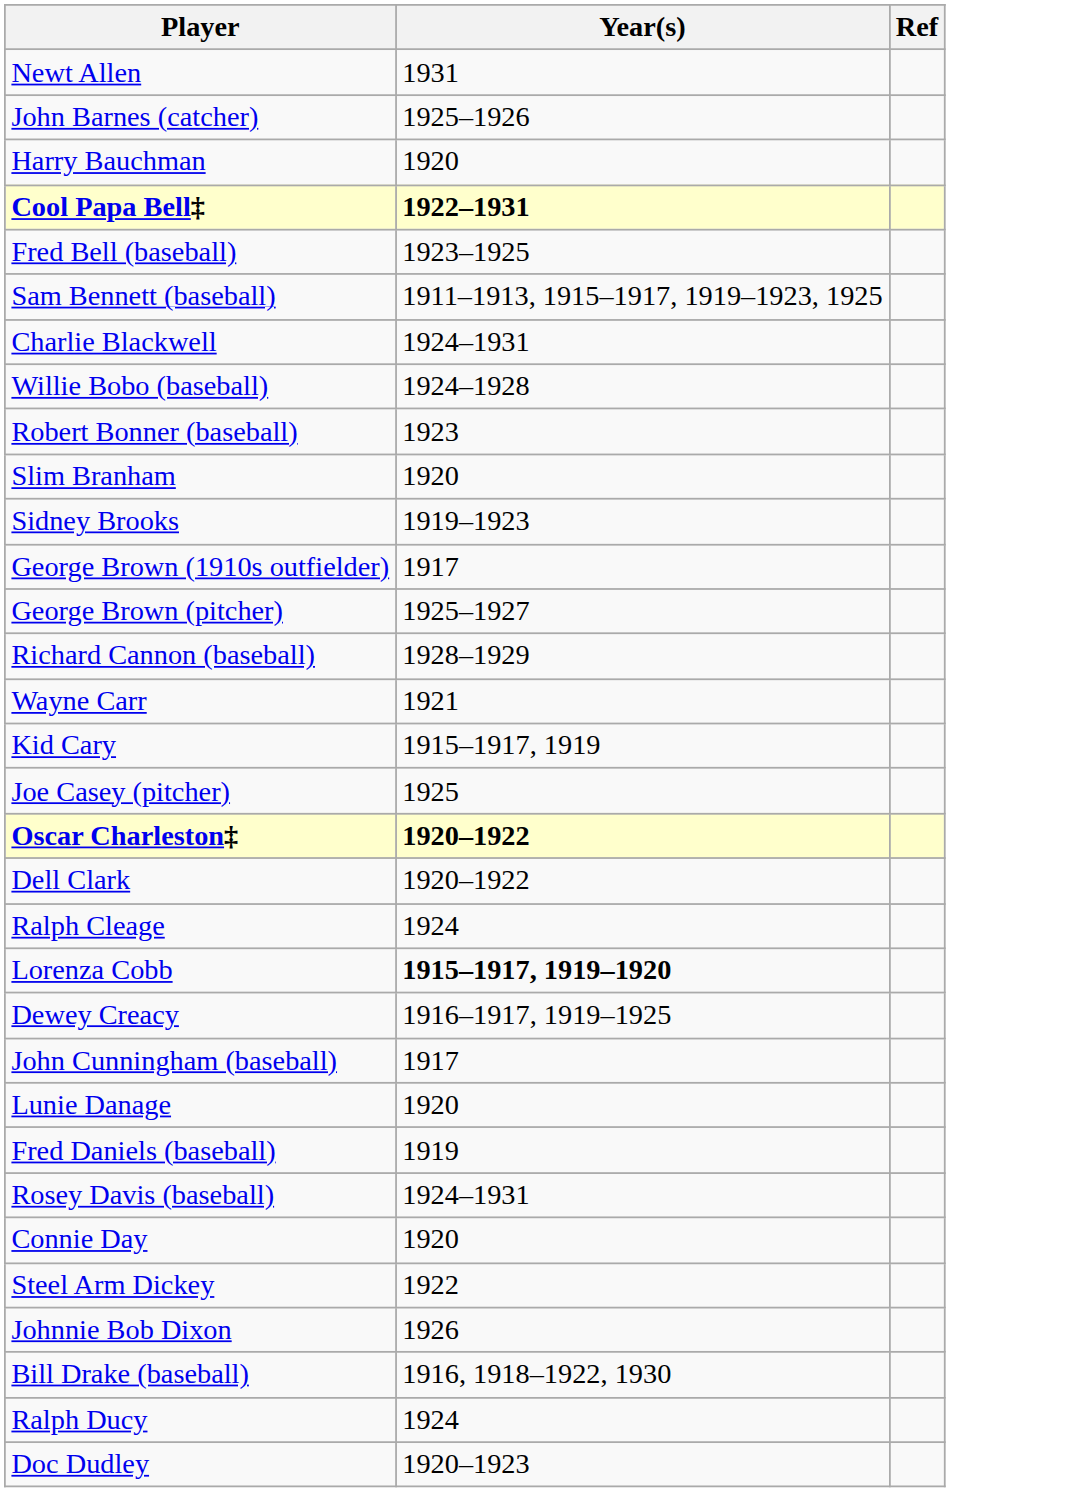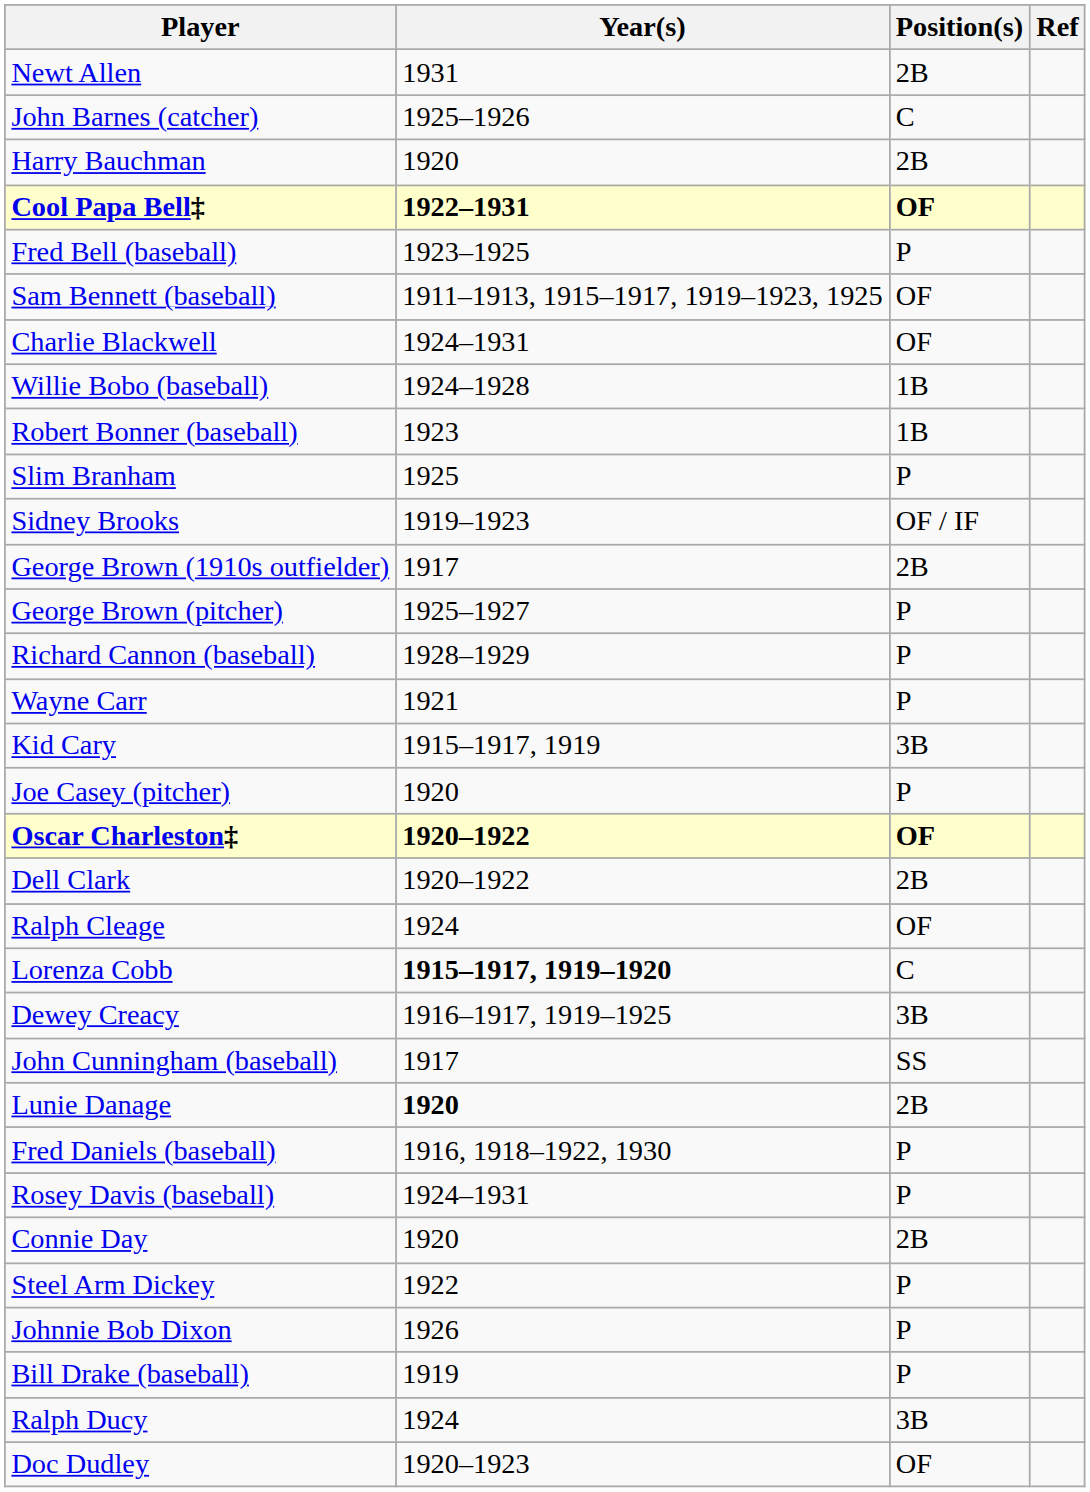+ column: (959, 26)
(431, 476) 1920 -> (431, 476) 1925
(431, 790) 1925 -> (431, 790) 1920
(431, 1104) normal -> (431, 1104) bold
(431, 1149) 1919 -> (537, 1149) 1916, 1918–1922, 1930
(537, 1374) 1916, 1918–1922, 1930 -> (431, 1374) 1919
